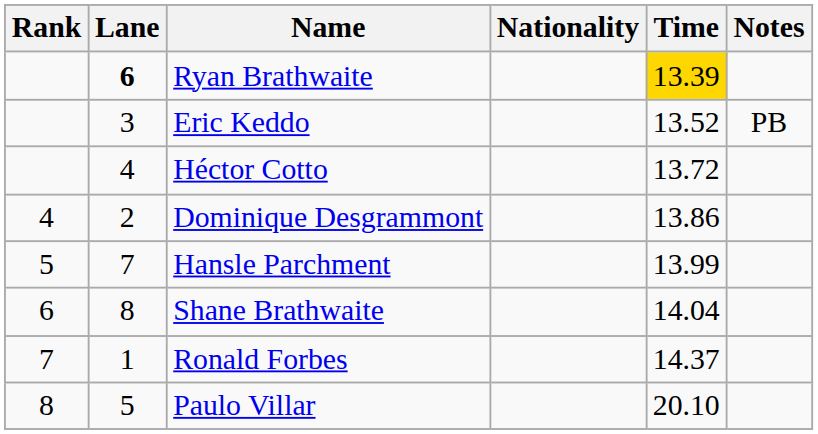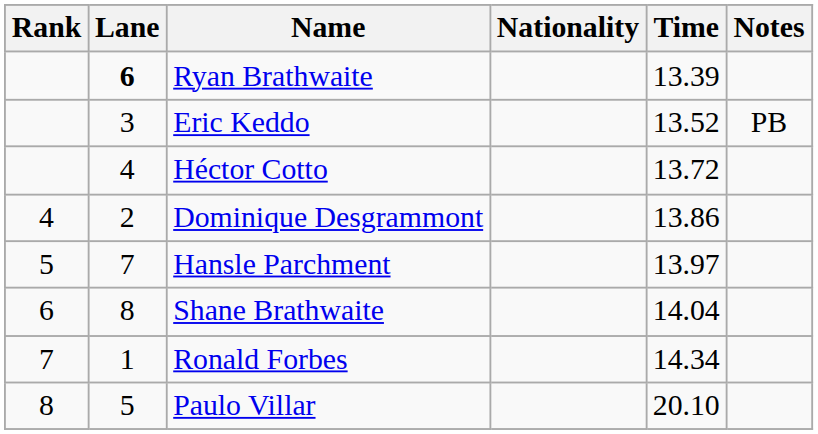(686, 75) gold background -> (686, 75) no background
(686, 264) 13.99 -> (686, 264) 13.97
(686, 358) 14.37 -> (686, 358) 14.34
